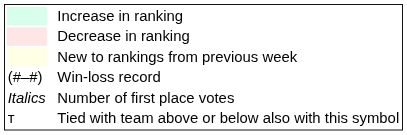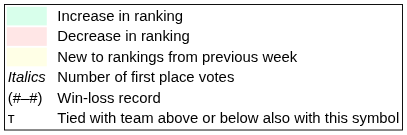rows swapped: (146, 97) <-> (109, 77)
